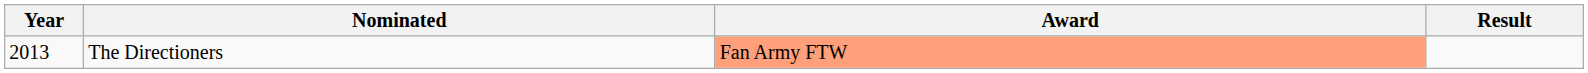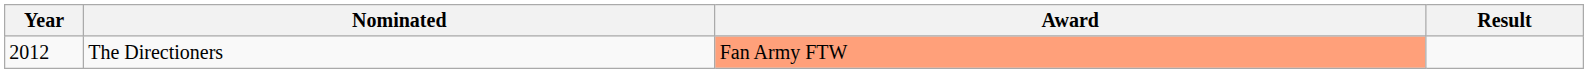(29, 52) 2013 -> (29, 52) 2012
